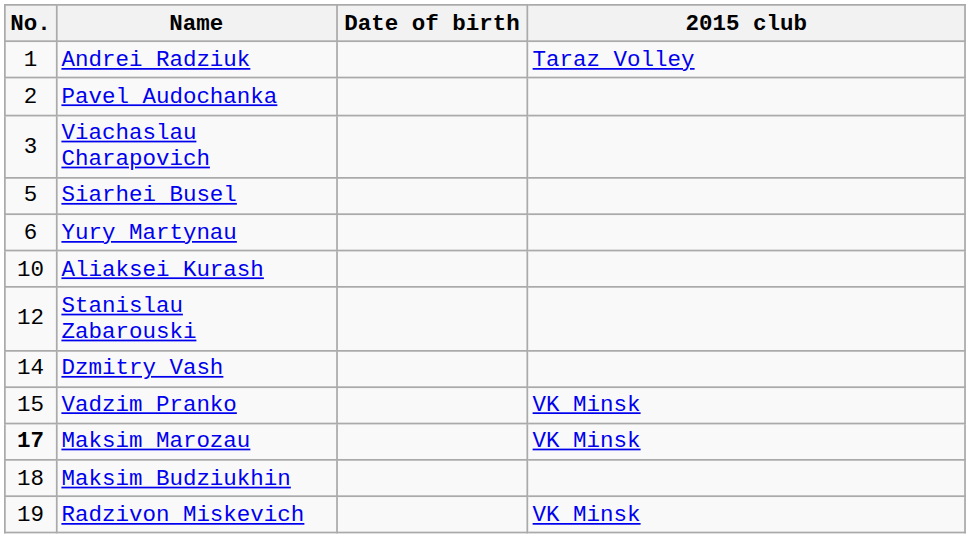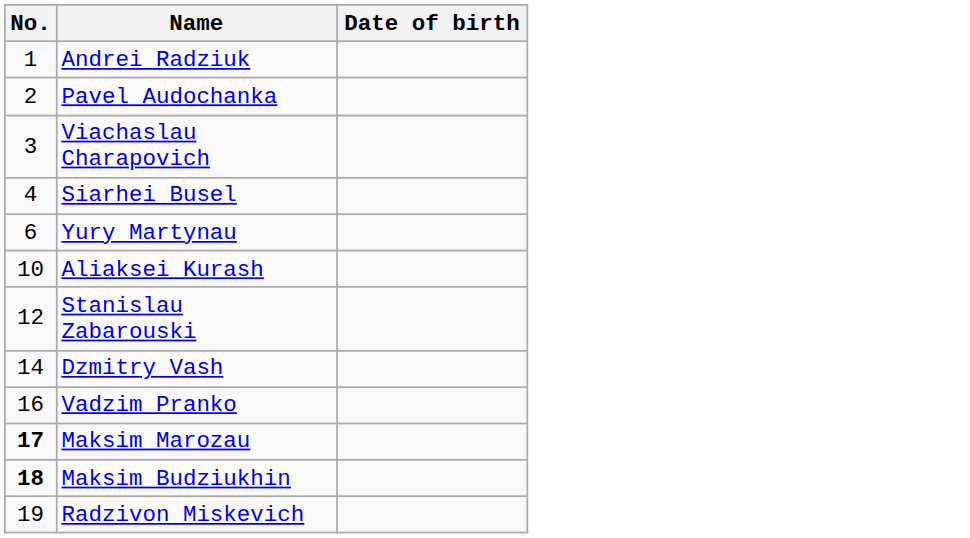- column: (746, 23)
(30, 196) 5 -> (30, 196) 4
(30, 405) 15 -> (30, 405) 16
(30, 478) normal -> (30, 478) bold
